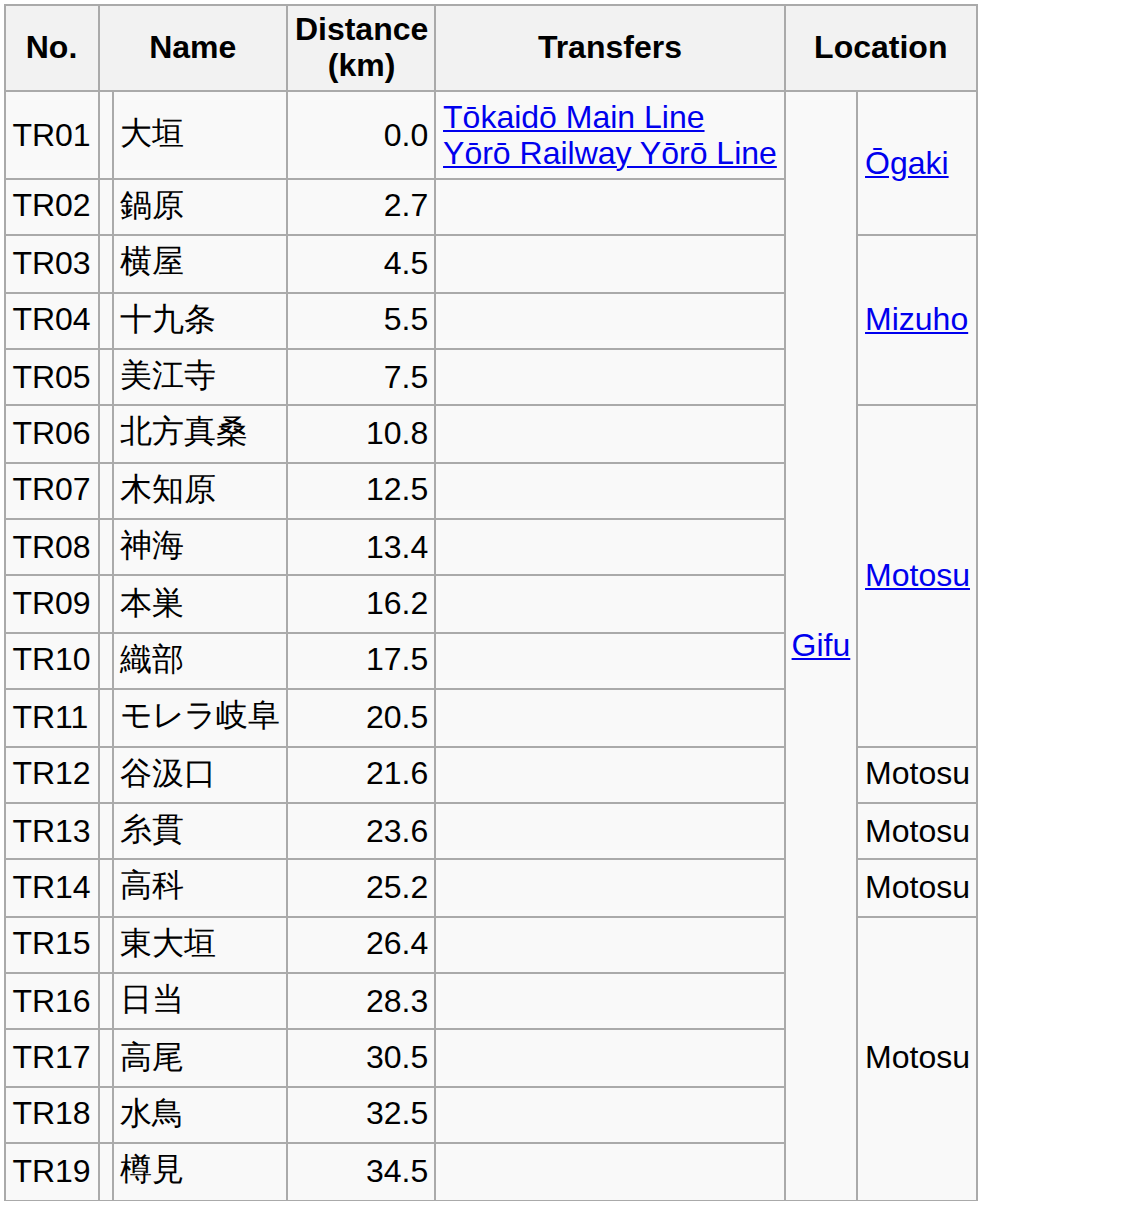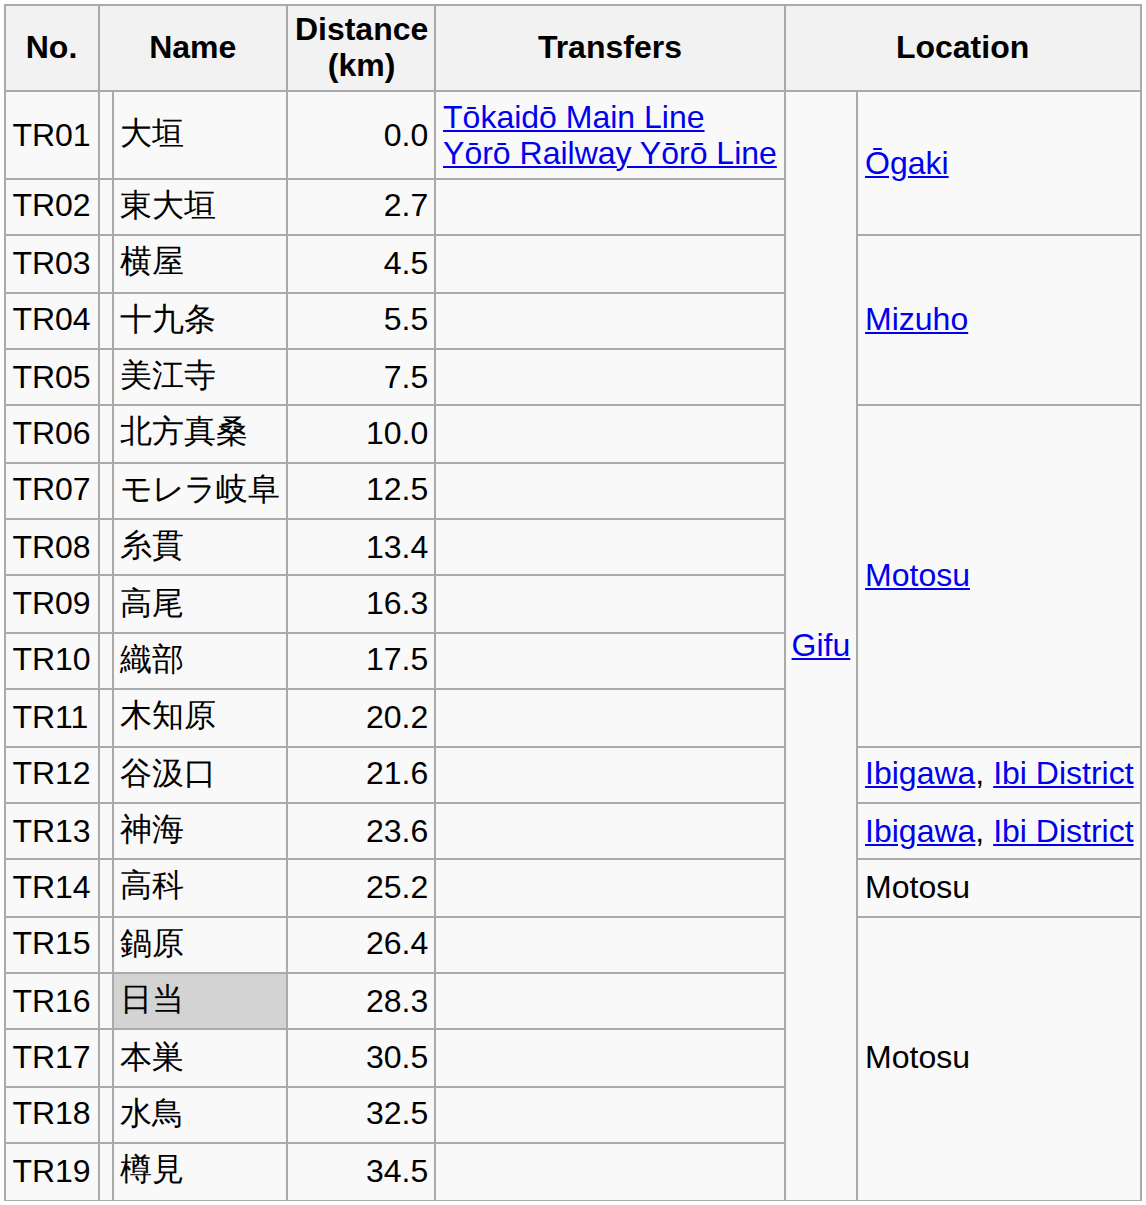(152, 205) 鍋原 -> (168, 205) 東大垣
(397, 433) 10.8 -> (397, 433) 10.0
(168, 489) 木知原 -> (200, 489) モレラ岐阜
(152, 545) 神海 -> (152, 545) 糸貫
(152, 602) 本巣 -> (152, 602) 高尾
(397, 603) 16.2 -> (397, 603) 16.3
(200, 716) モレラ岐阜 -> (168, 716) 木知原
(397, 717) 20.5 -> (397, 717) 20.2
(918, 773) Motosu -> (999, 773) Ibigawa, Ibi District
(152, 829) 糸貫 -> (152, 829) 神海
(918, 830) Motosu -> (999, 830) Ibigawa, Ibi District
(168, 943) 東大垣 -> (152, 943) 鍋原
(152, 999) no background -> (152, 999) lightgrey background
(152, 1056) 高尾 -> (152, 1056) 本巣
